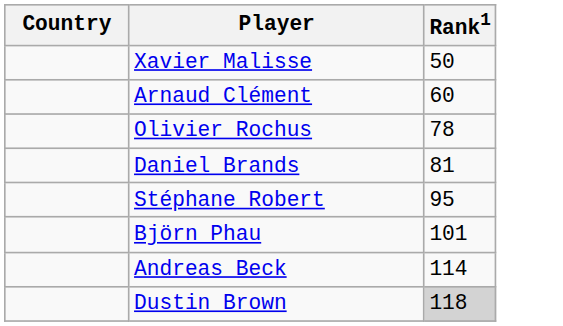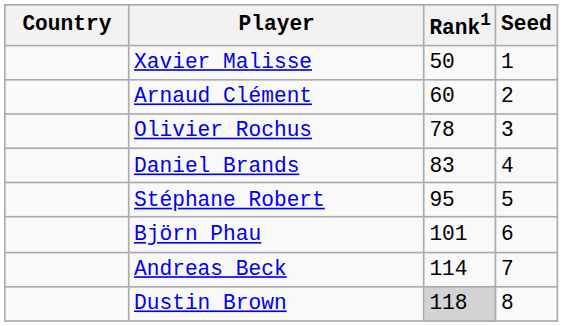+ column: (526, 25)
(442, 166) 81 -> (442, 166) 83
